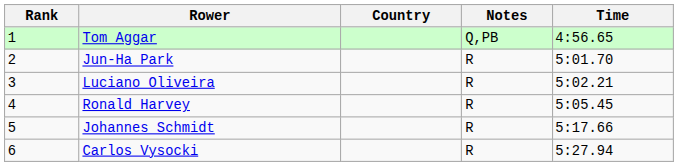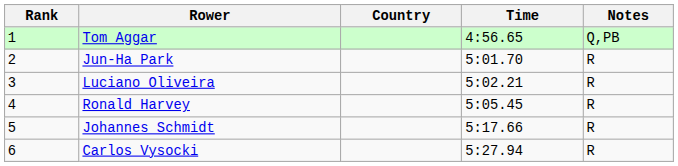columns swapped: (613, 16) <-> (507, 16)
